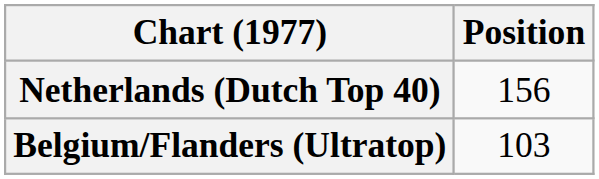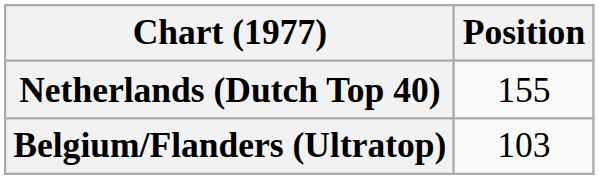(524, 88) 156 -> (524, 88) 155
